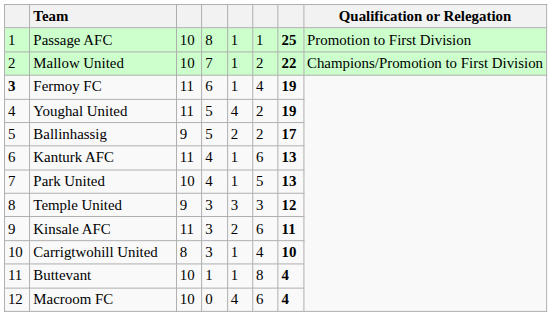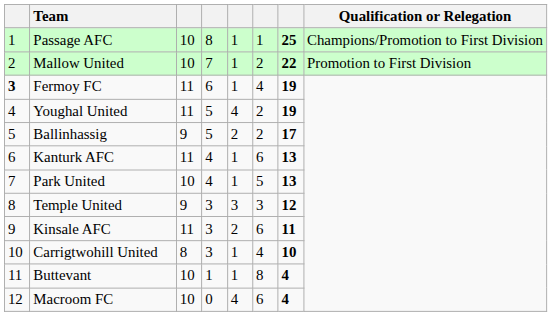(389, 39) Promotion to First Division -> (425, 39) Champions/Promotion to First Division
(425, 63) Champions/Promotion to First Division -> (389, 63) Promotion to First Division
